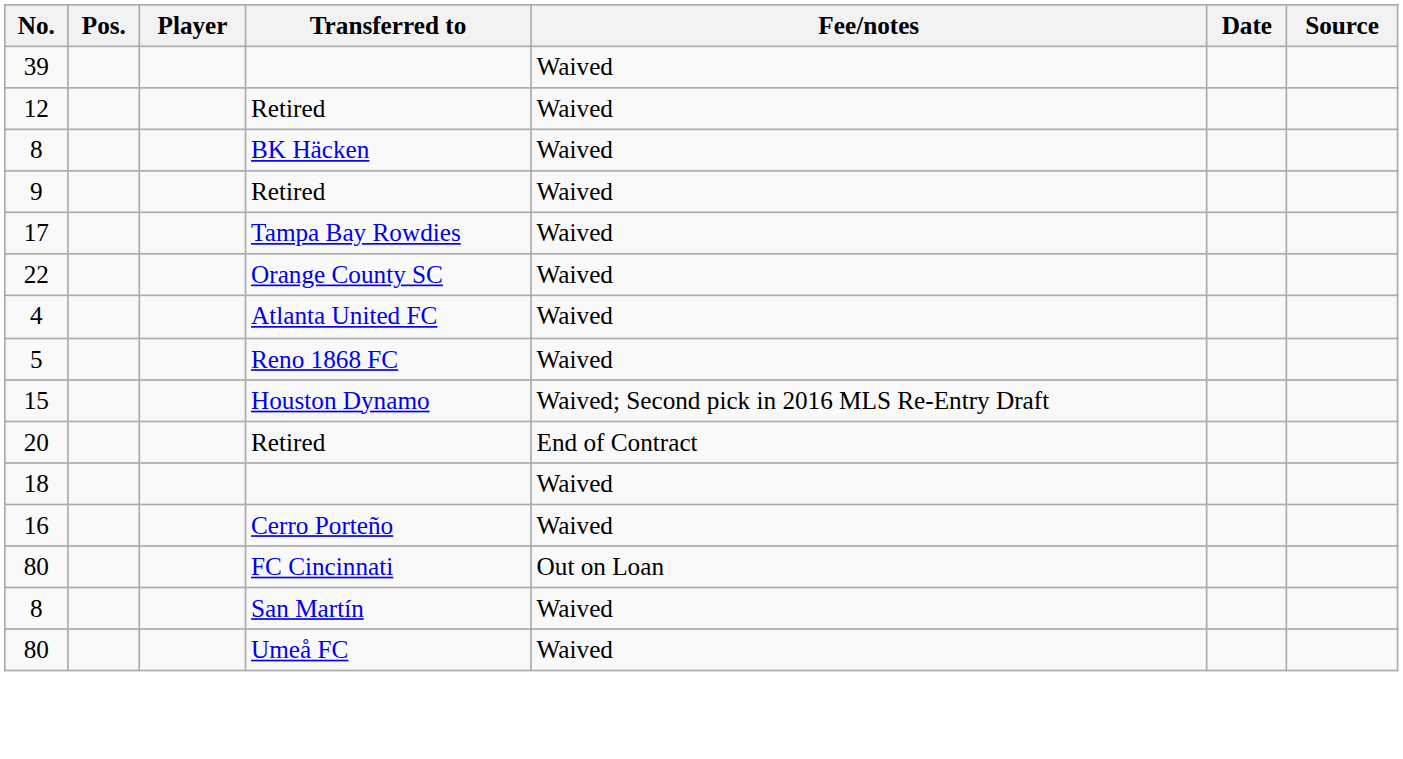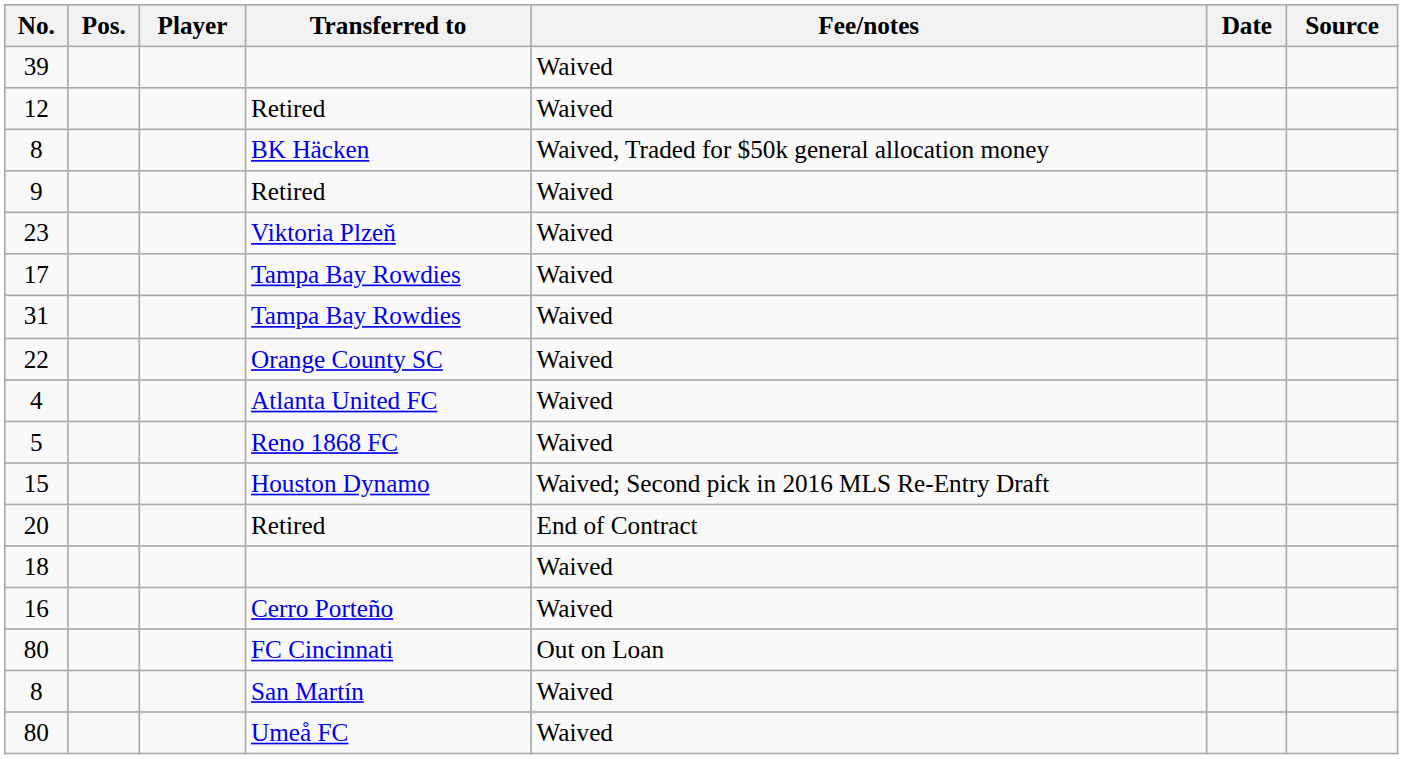(575, 150) Waived -> (793, 150) Waived, Traded for $50k general allocation money
+ row: (36, 233)
+ row: (36, 316)
